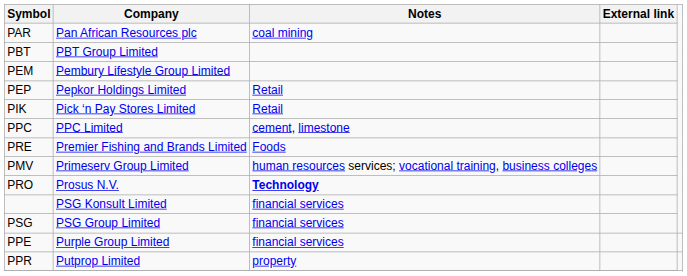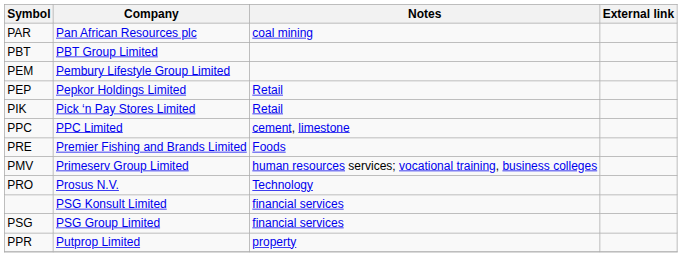(286, 185) bold -> (283, 185) normal
- row: (19, 242)
